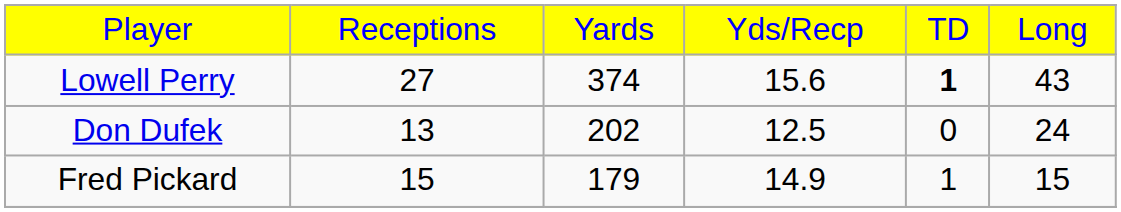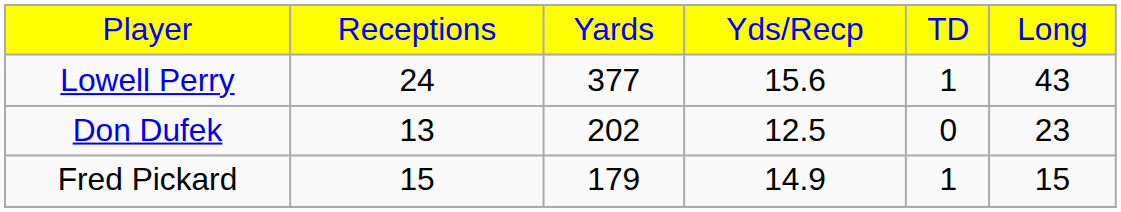(417, 79) 27 -> (417, 79) 24
(614, 79) 374 -> (614, 79) 377
(948, 79) bold -> (948, 79) normal
(1052, 130) 24 -> (1052, 130) 23
